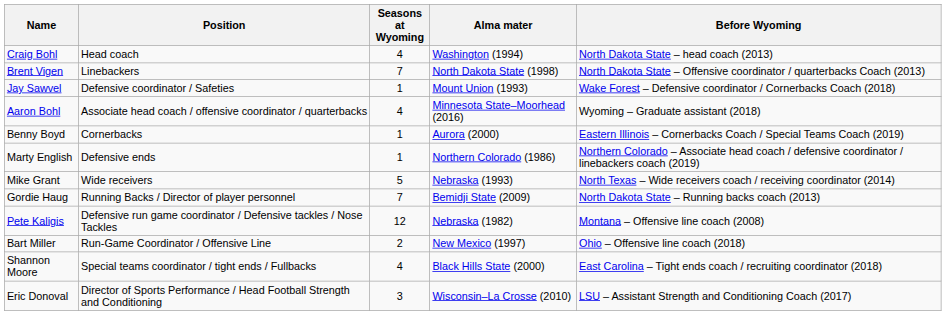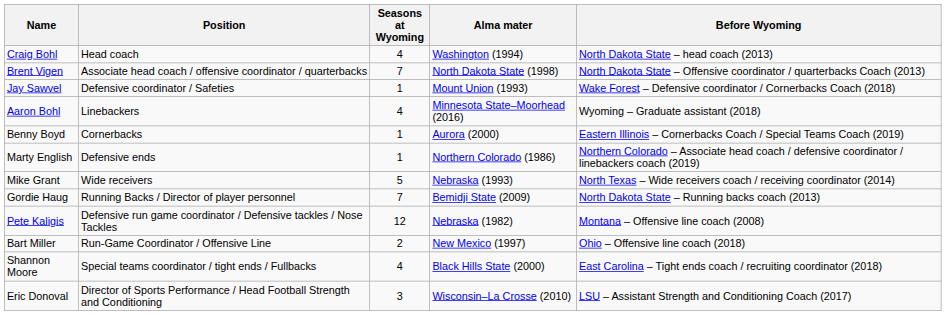(110, 71) Linebackers -> (224, 71) Associate head coach / offensive coordinator / quarterbacks
(224, 112) Associate head coach / offensive coordinator / quarterbacks -> (110, 112) Linebackers
